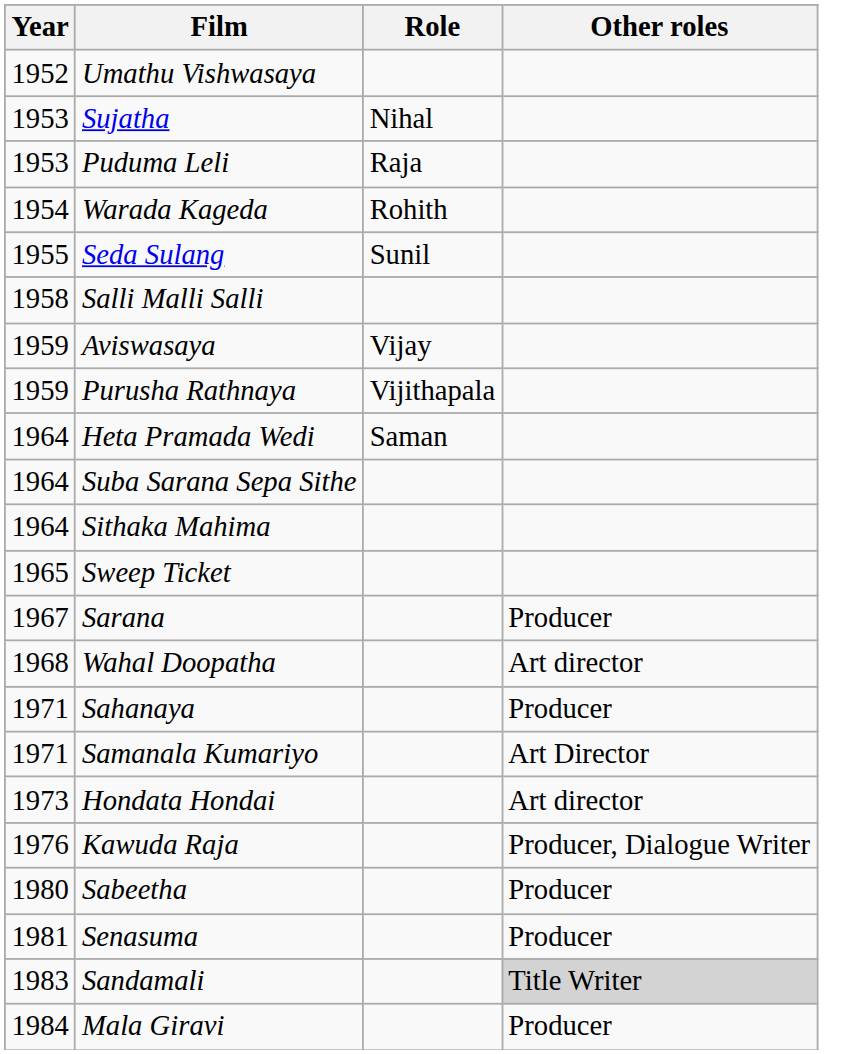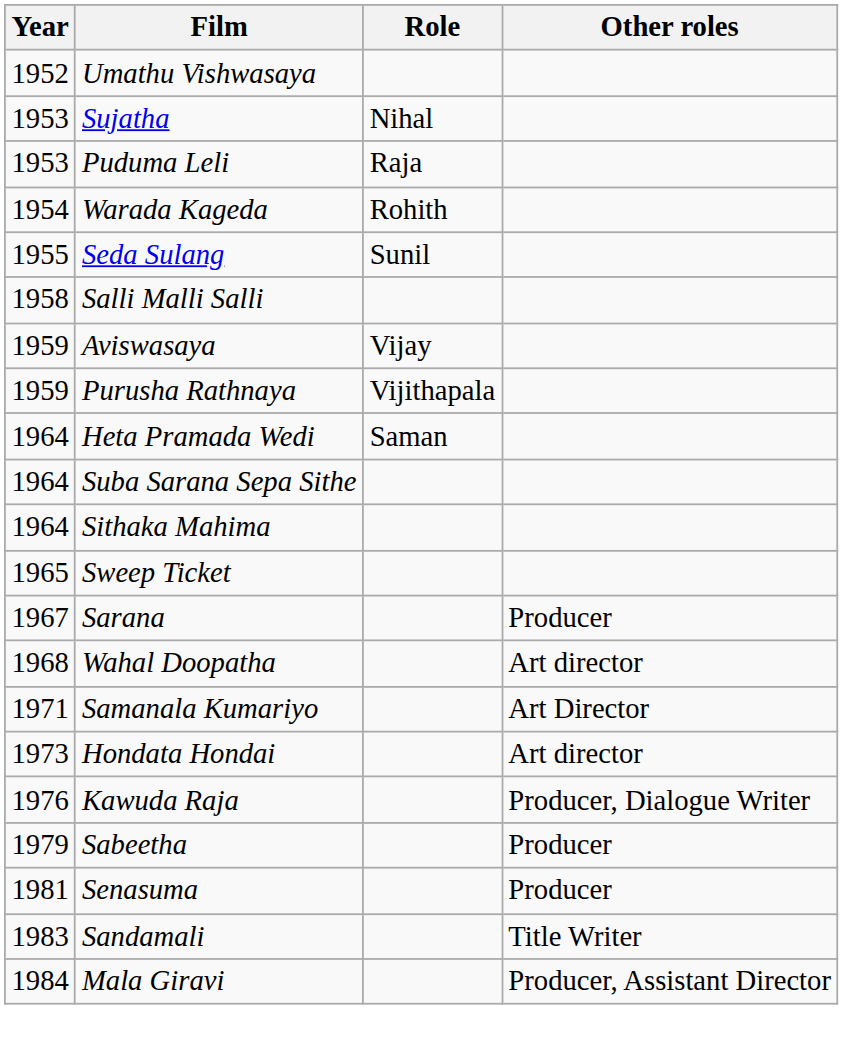- row: (138, 708)
(40, 890) 1980 -> (40, 844) 1979
(575, 981) lightgrey background -> (575, 935) no background
(560, 1026) Producer -> (670, 981) Producer, Assistant Director
